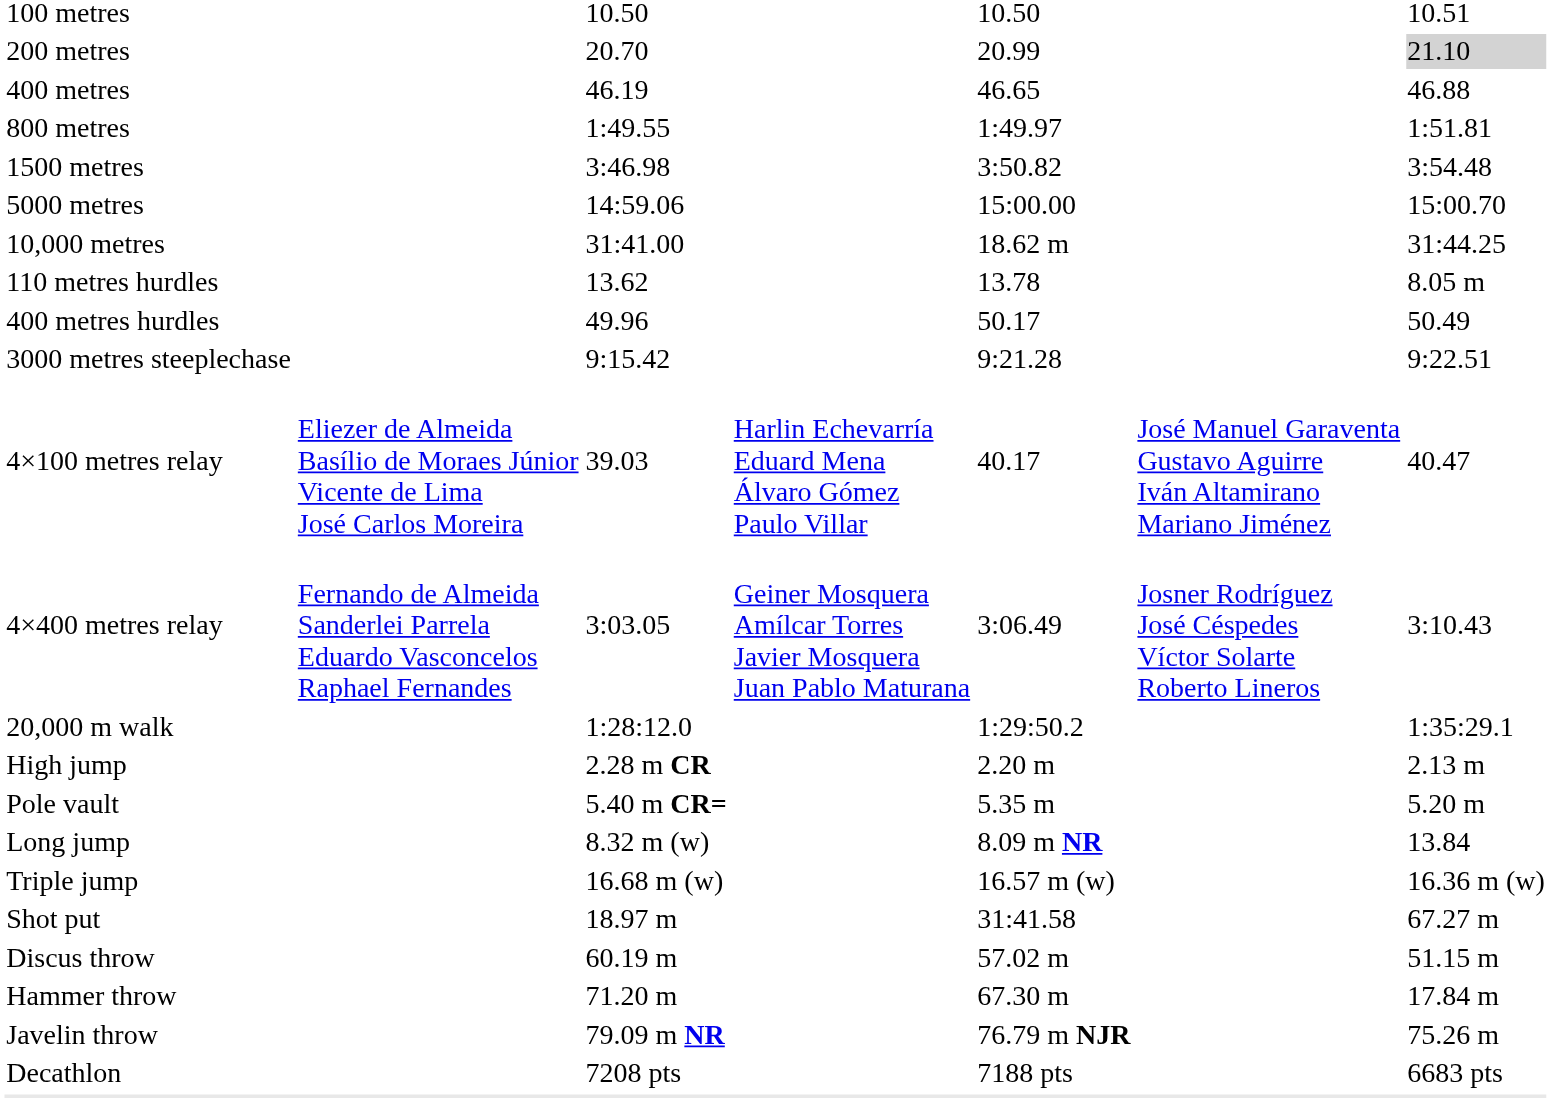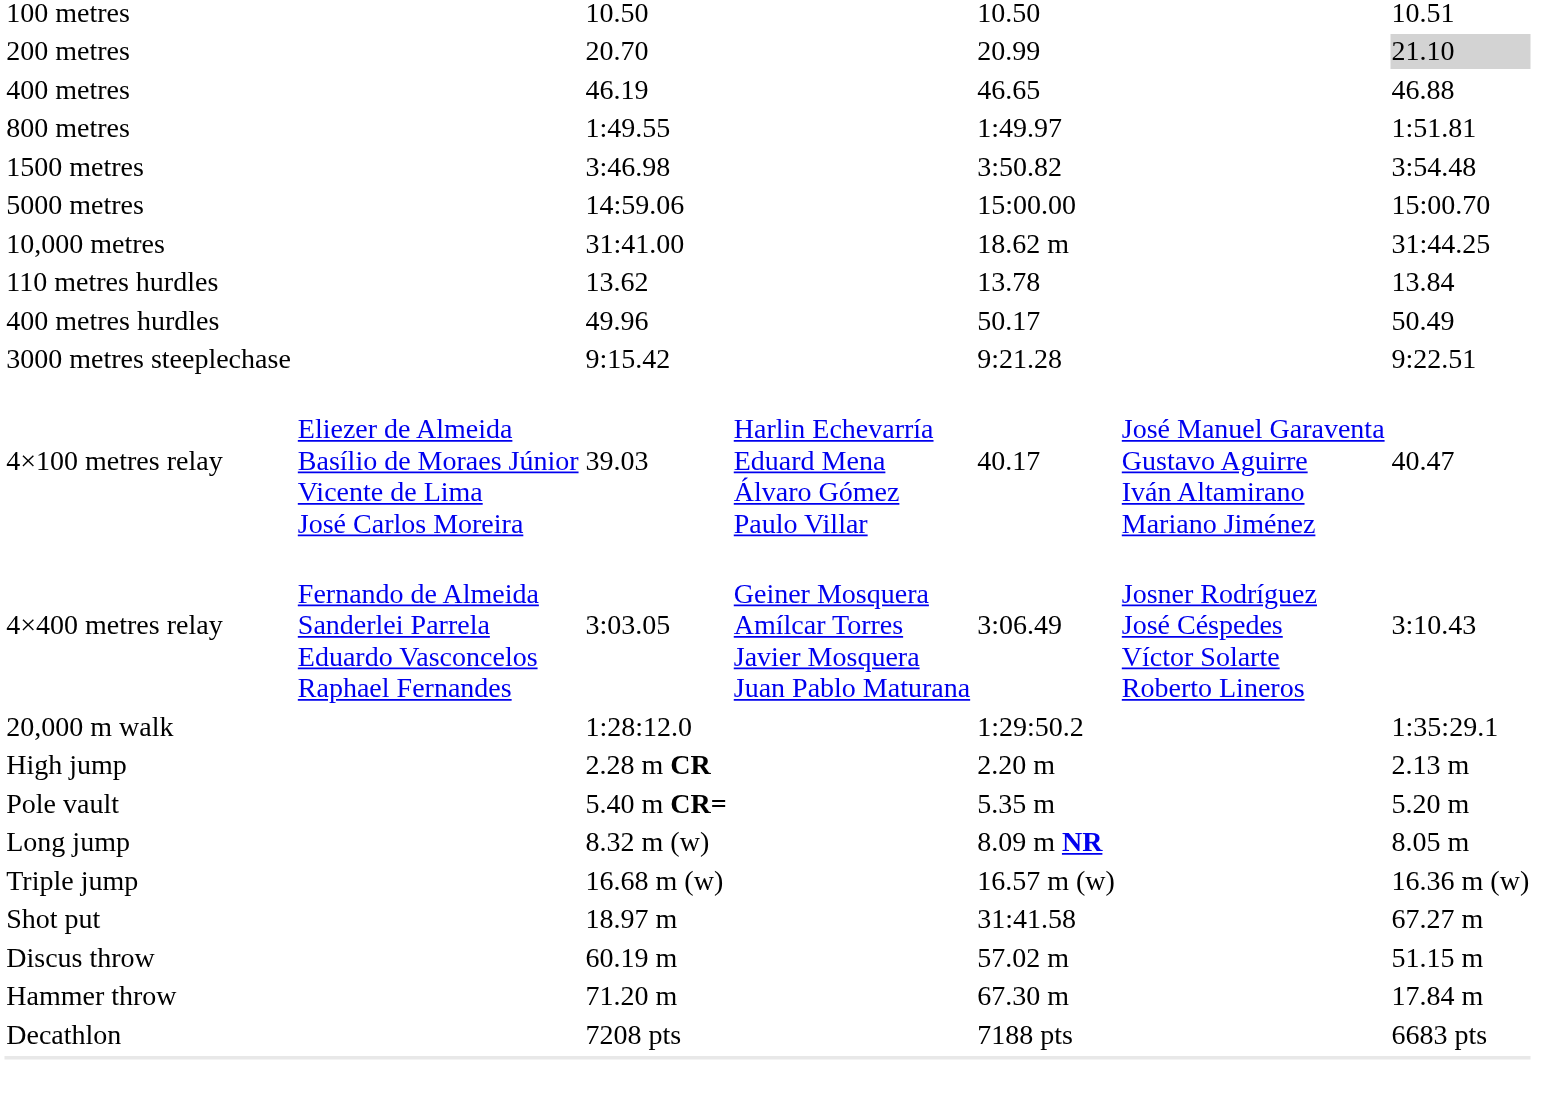(1446, 282) 8.05 m -> (1423, 282) 13.84
(1439, 842) 13.84 -> (1430, 842) 8.05 m
- row: (82, 1034)
